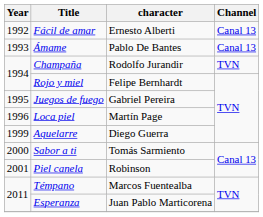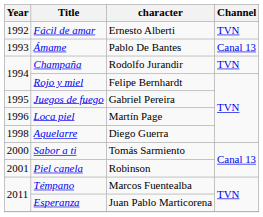(237, 30) Canal 13 -> (228, 30) TVN
(18, 133) 1999 -> (18, 133) 1998
